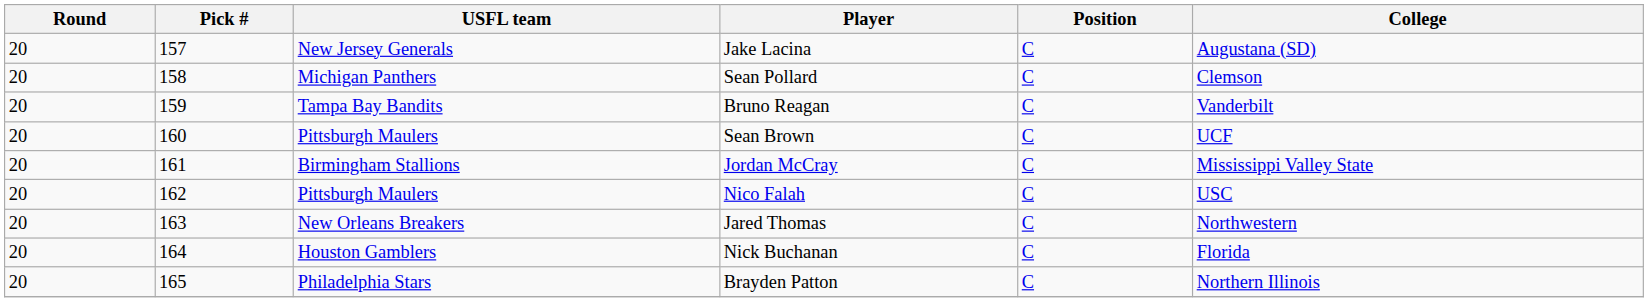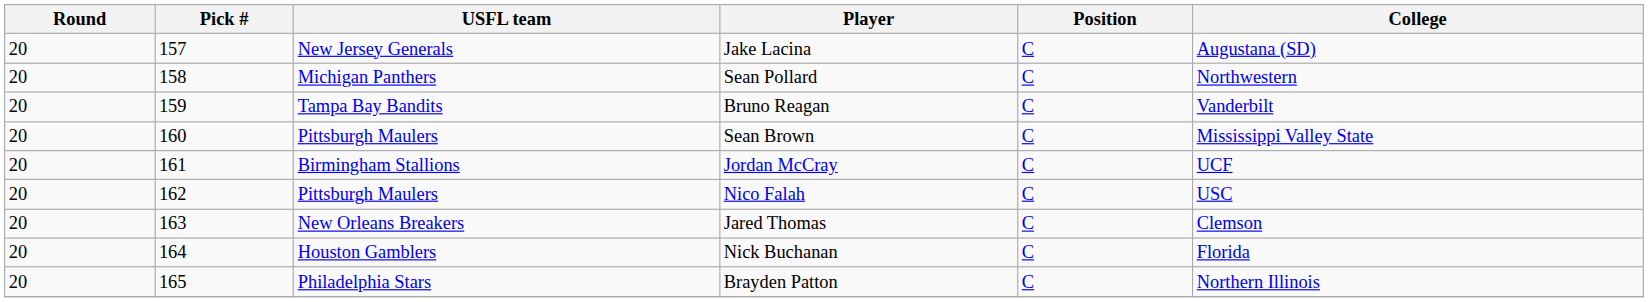(1229, 77) Clemson -> (1247, 77) Northwestern
(1215, 135) UCF -> (1285, 135) Mississippi Valley State
(1285, 164) Mississippi Valley State -> (1215, 164) UCF
(1247, 223) Northwestern -> (1229, 223) Clemson
